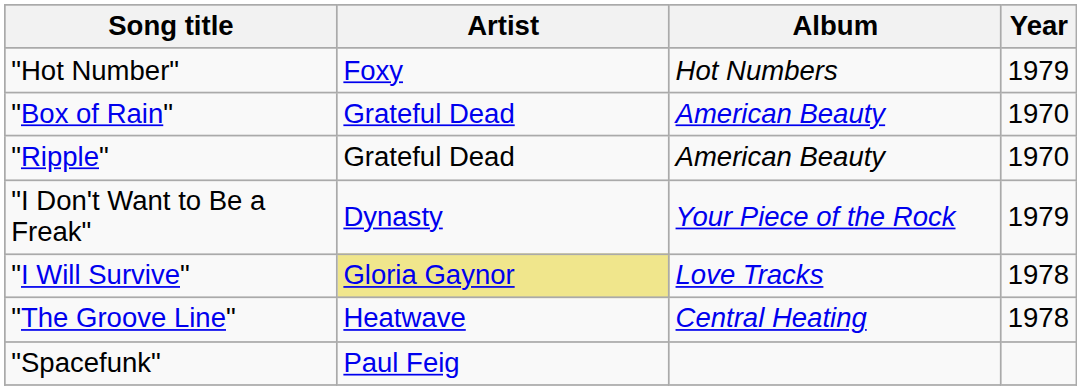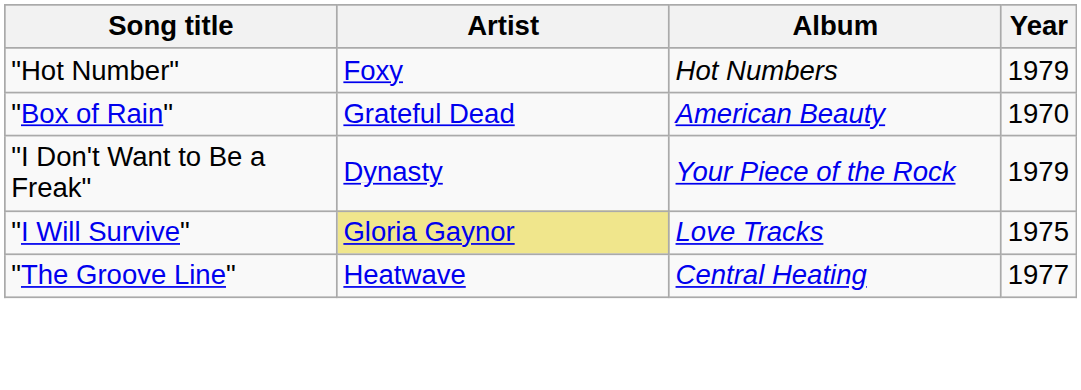- row: (60, 157)
(1038, 275) 1978 -> (1038, 231) 1975
(1038, 319) 1978 -> (1038, 275) 1977
- row: (86, 362)
